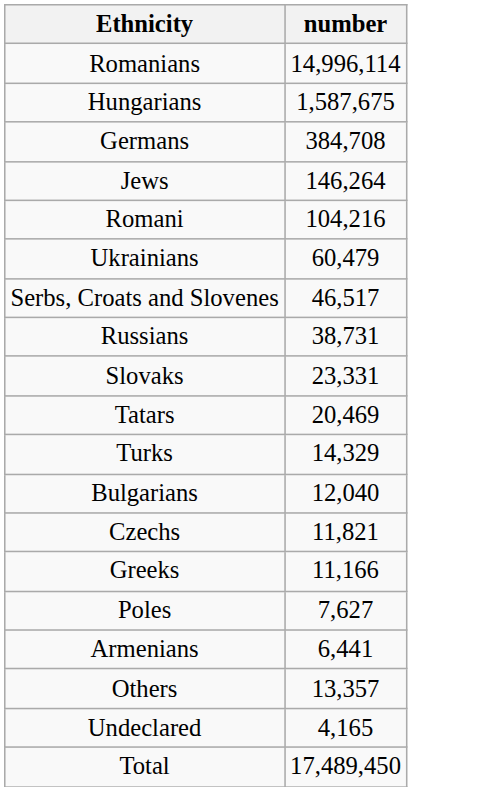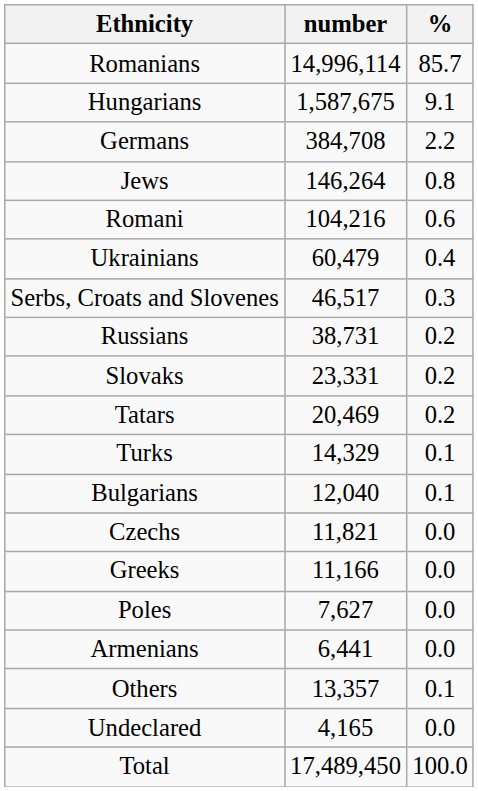+ column: (440, 24)
